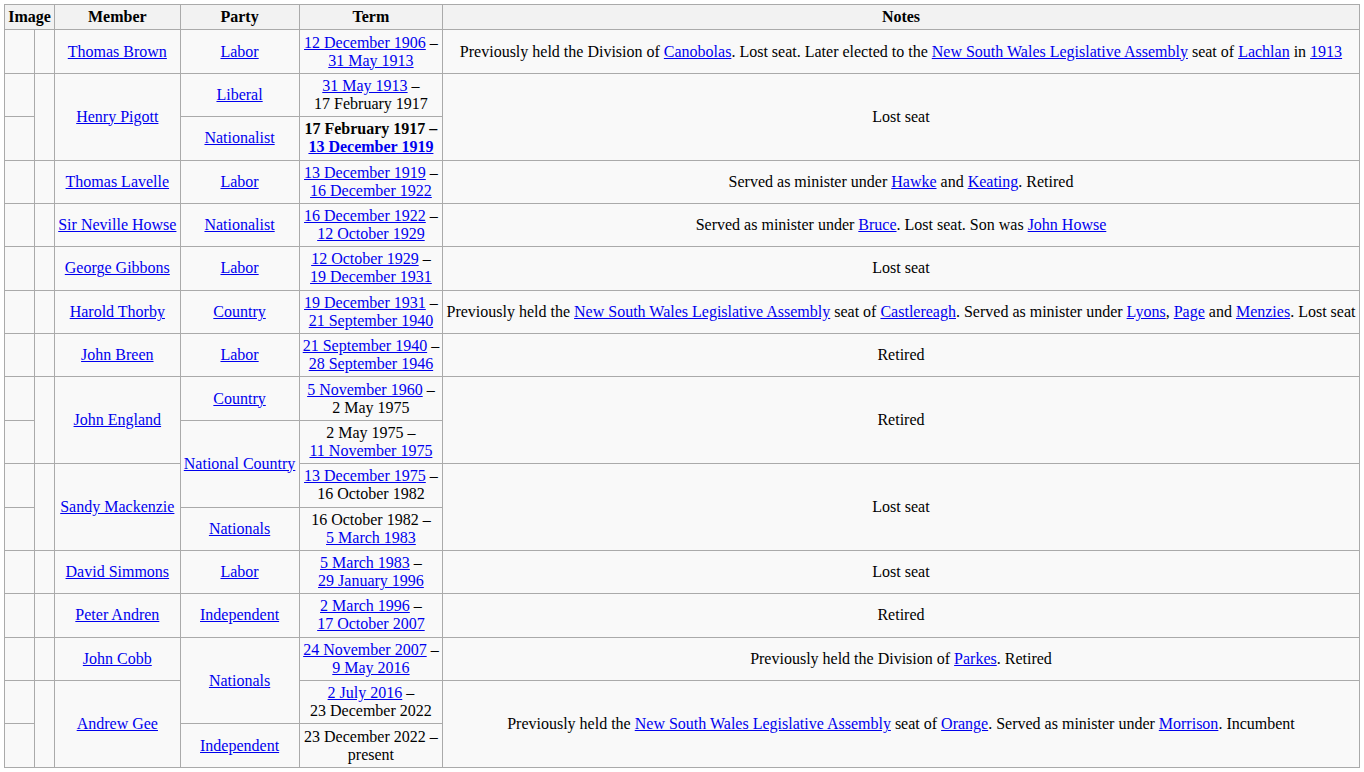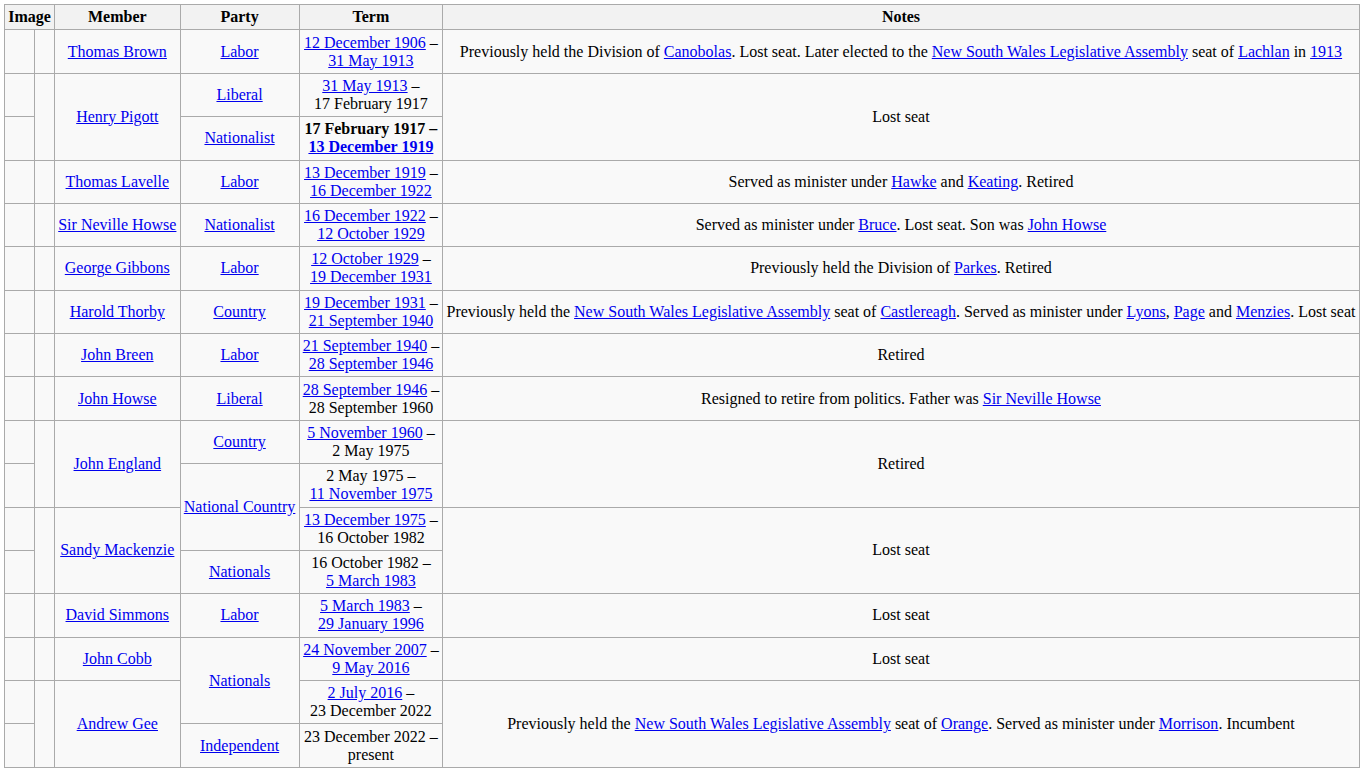(901, 268) Lost seat -> (901, 268) Previously held the Division of Parkes. Retired
+ row: (117, 398)
- row: (117, 615)
(901, 658) Previously held the Division of Parkes. Retired -> (901, 658) Lost seat
